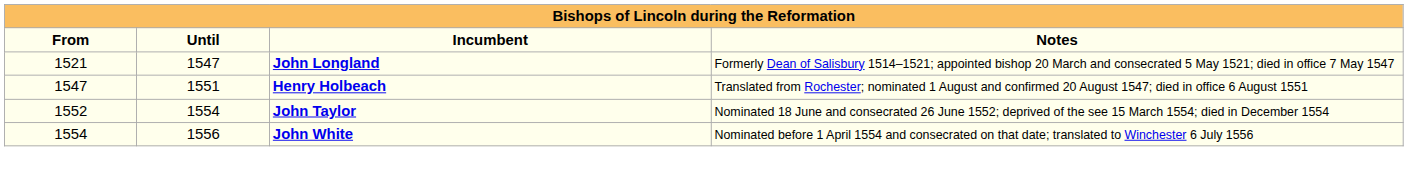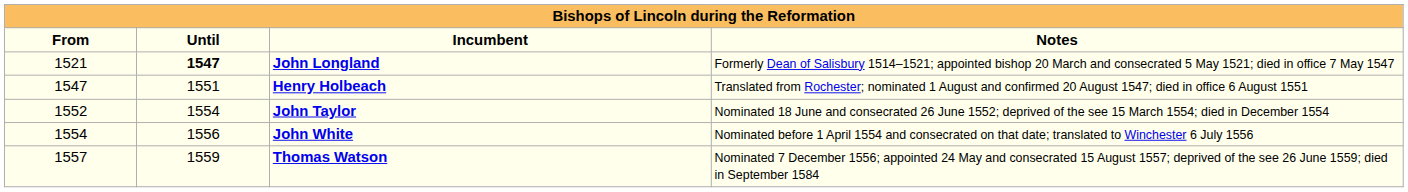(203, 63) normal -> (203, 63) bold
+ row: (330, 157)
